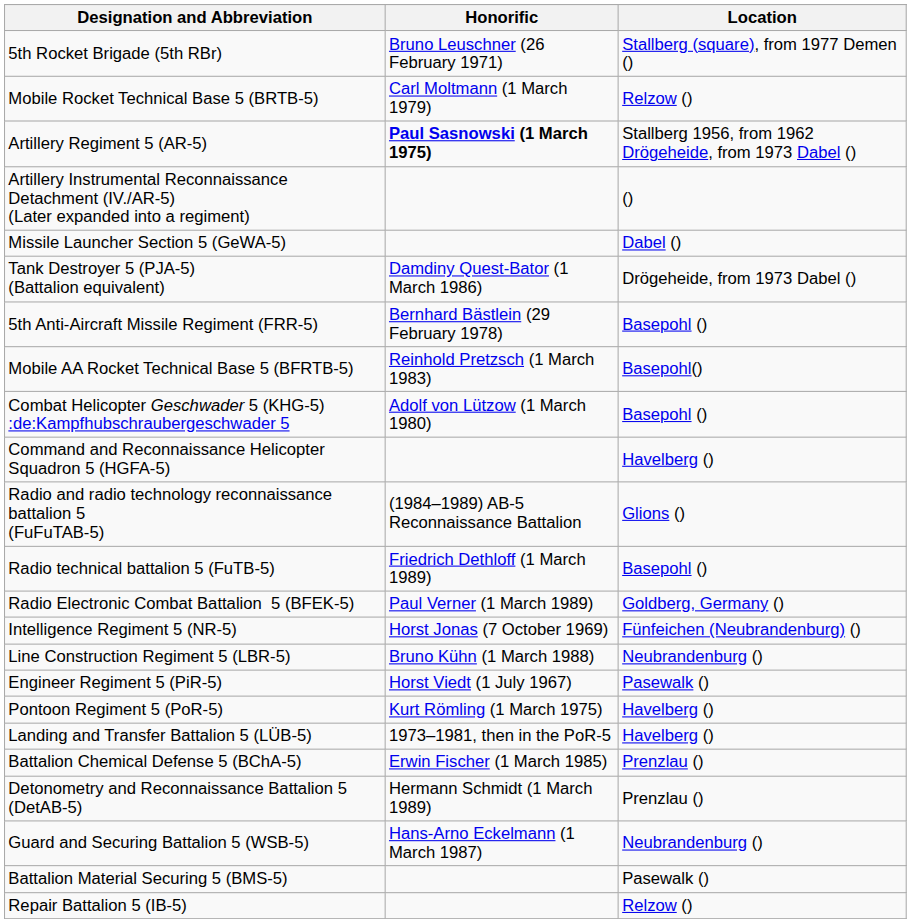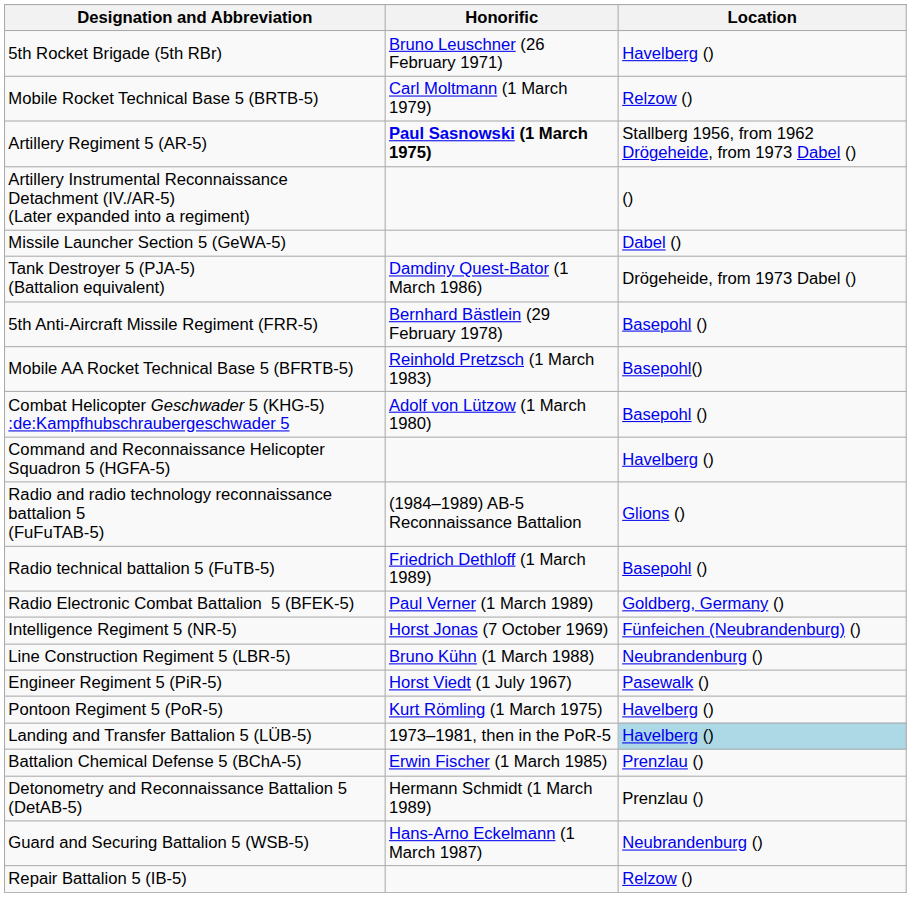(760, 53) Stallberg (square), from 1977 Demen () -> (668, 53) Havelberg ()
(668, 736) no background -> (668, 736) lightblue background
- row: (148, 879)
